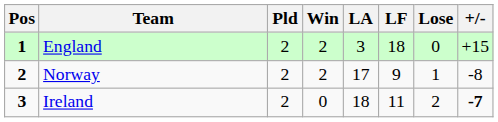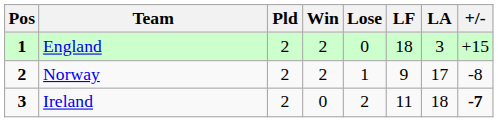columns swapped: (436, 18) <-> (361, 18)
